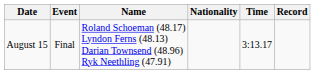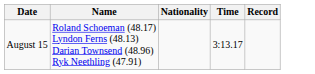- column: (65, 12)
